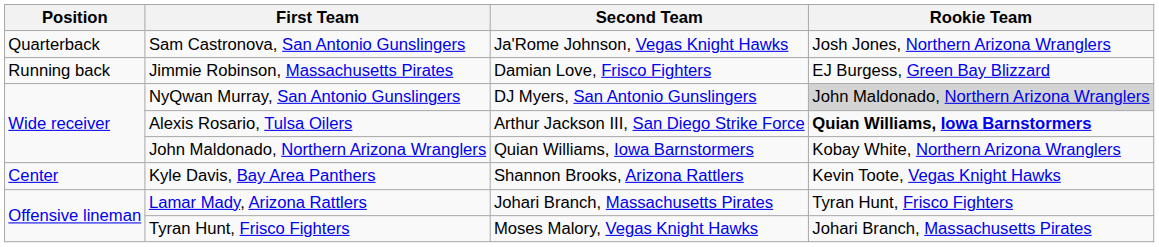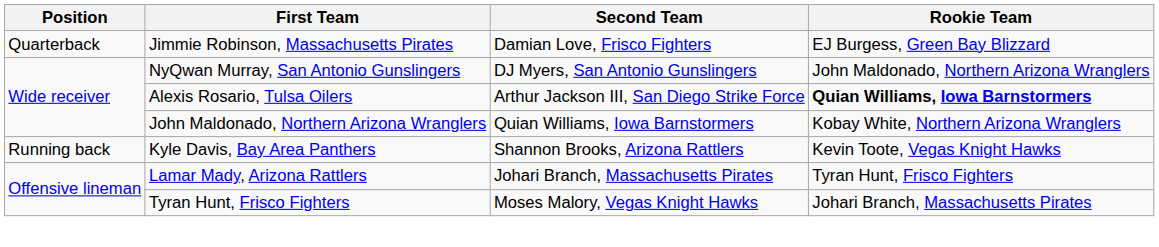- row: (307, 44)
(59, 70) Running back -> (54, 44) Quarterback
(981, 96) lightgrey background -> (981, 70) no background
(33, 176) Center -> (59, 149) Running back
